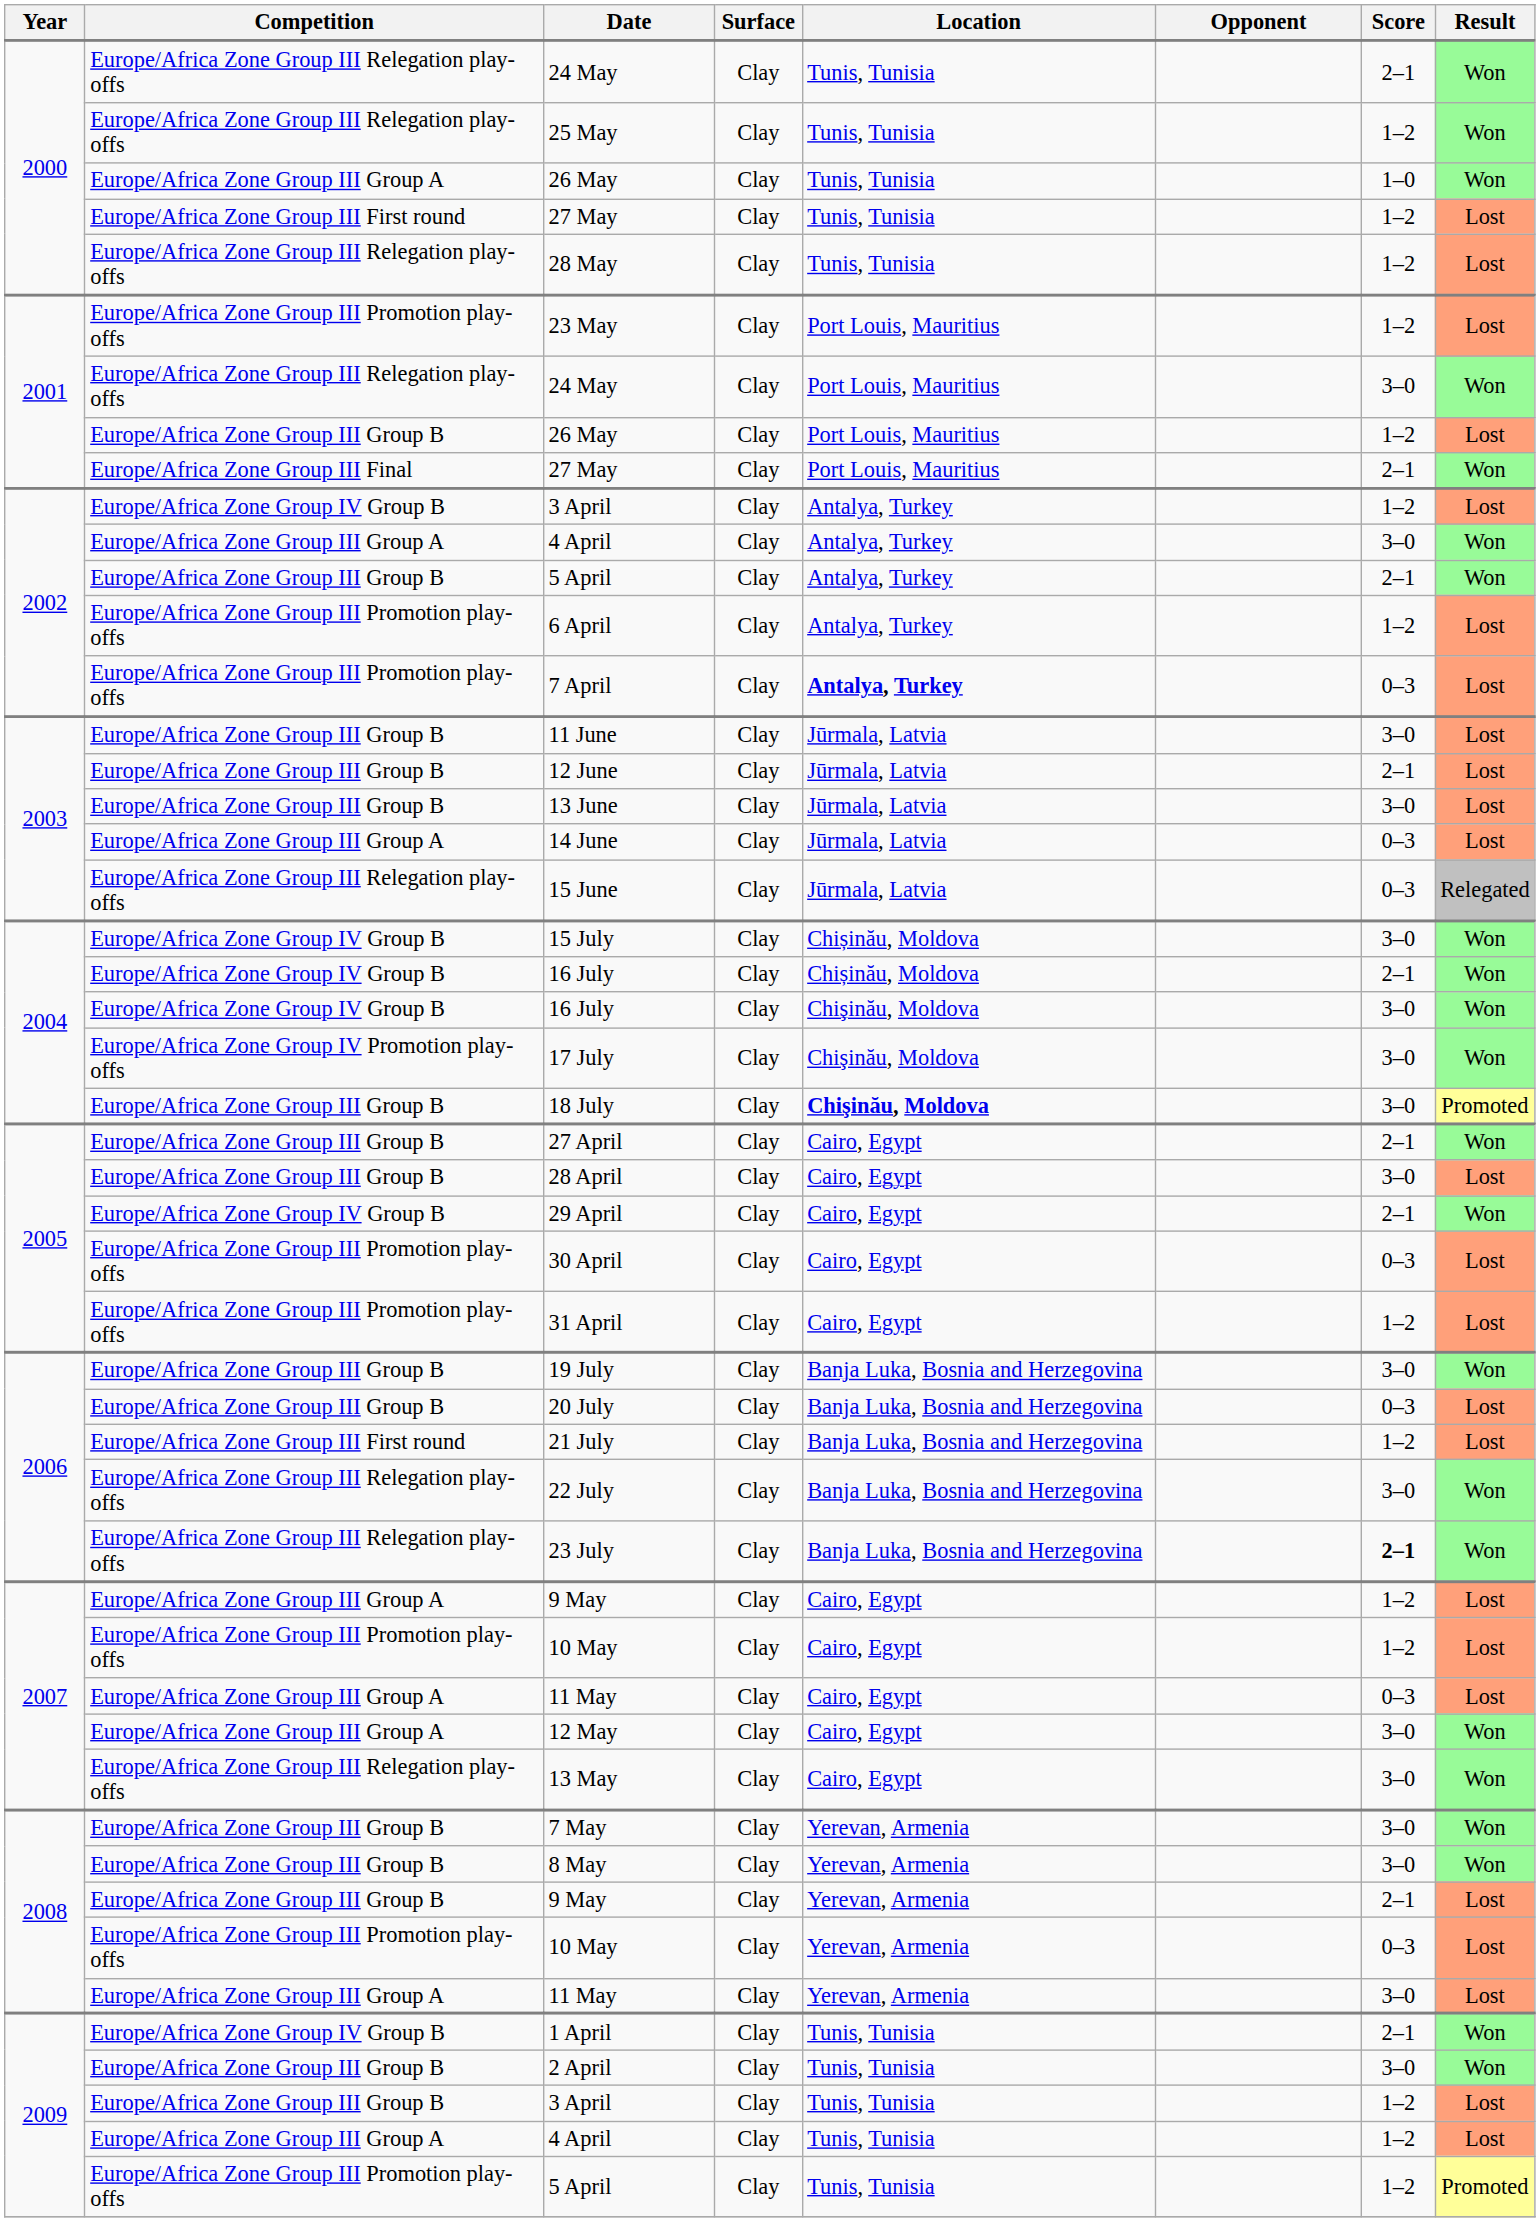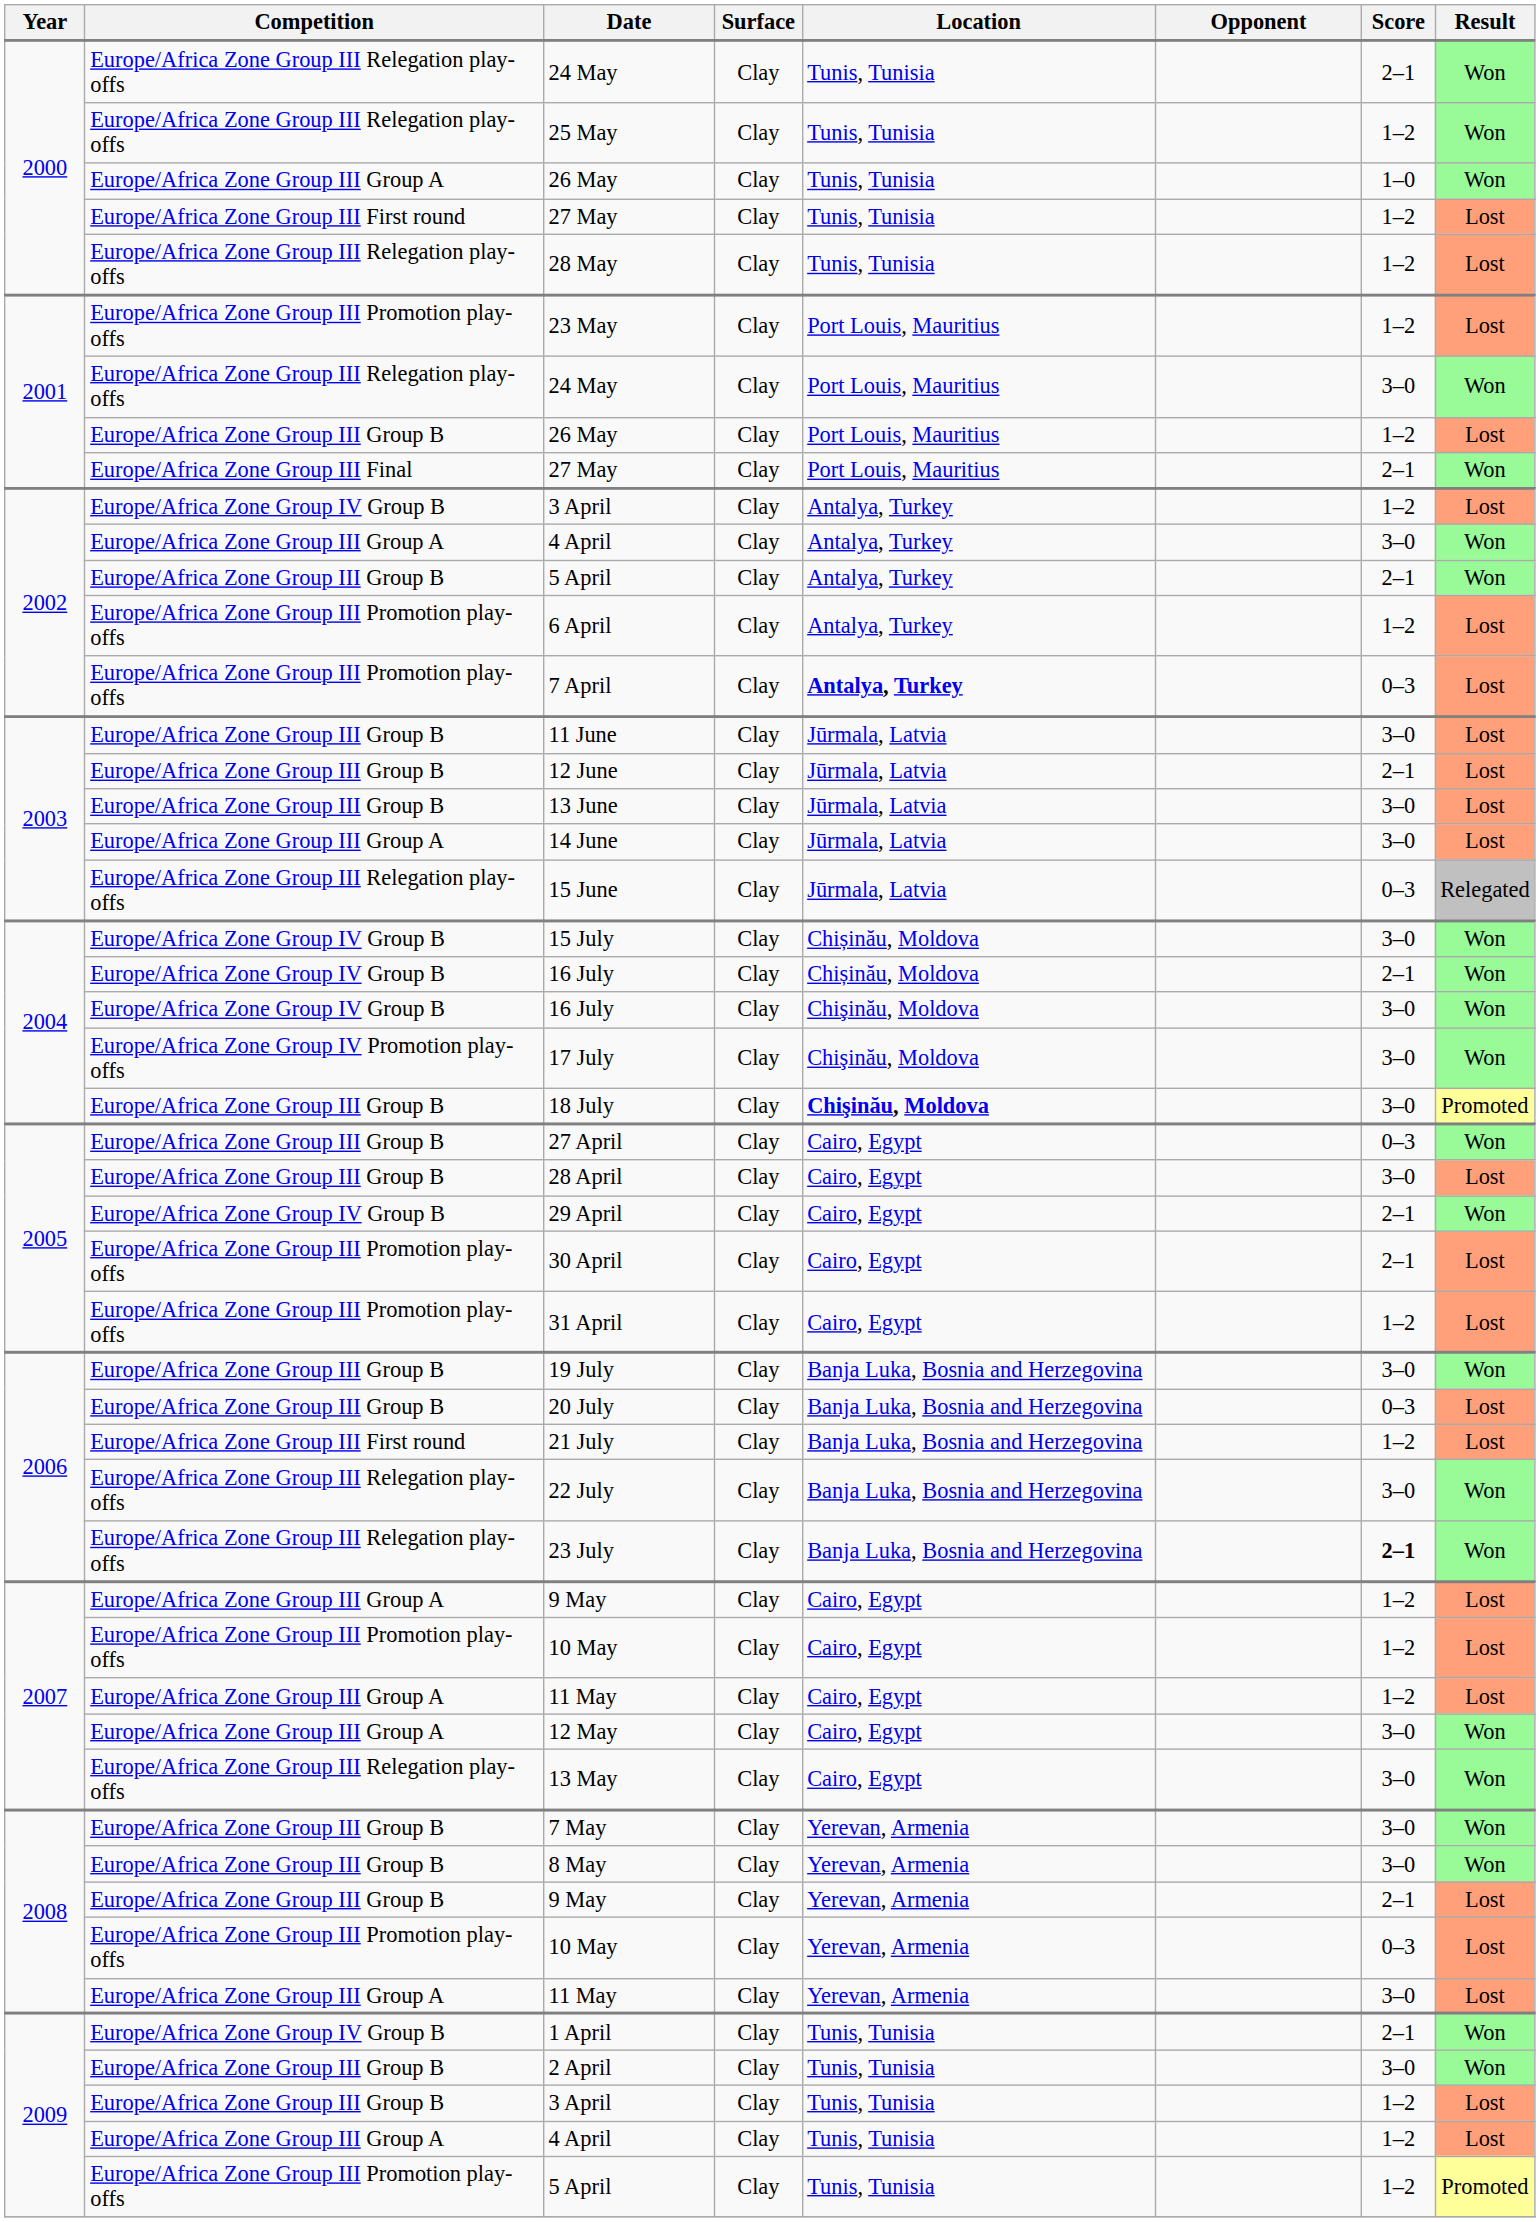(1398, 841) 0–3 -> (1398, 841) 3–0
(1398, 1142) 2–1 -> (1398, 1142) 0–3
(1398, 1261) 0–3 -> (1398, 1261) 2–1
(1398, 1695) 0–3 -> (1398, 1695) 1–2
